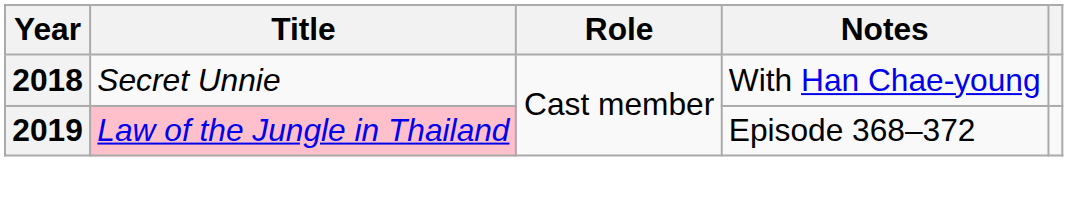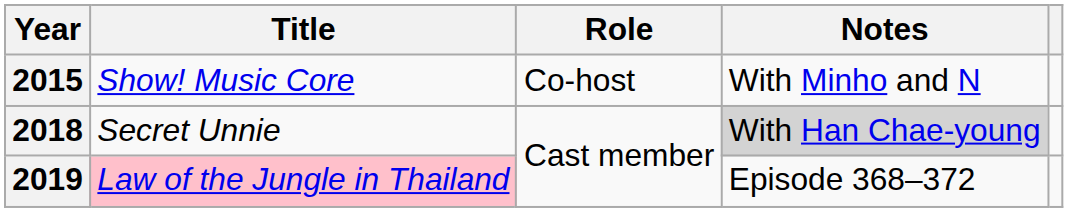+ row: (48, 79)
(885, 79) no background -> (885, 130) lightgrey background
